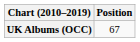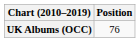(114, 29) 67 -> (114, 29) 76
